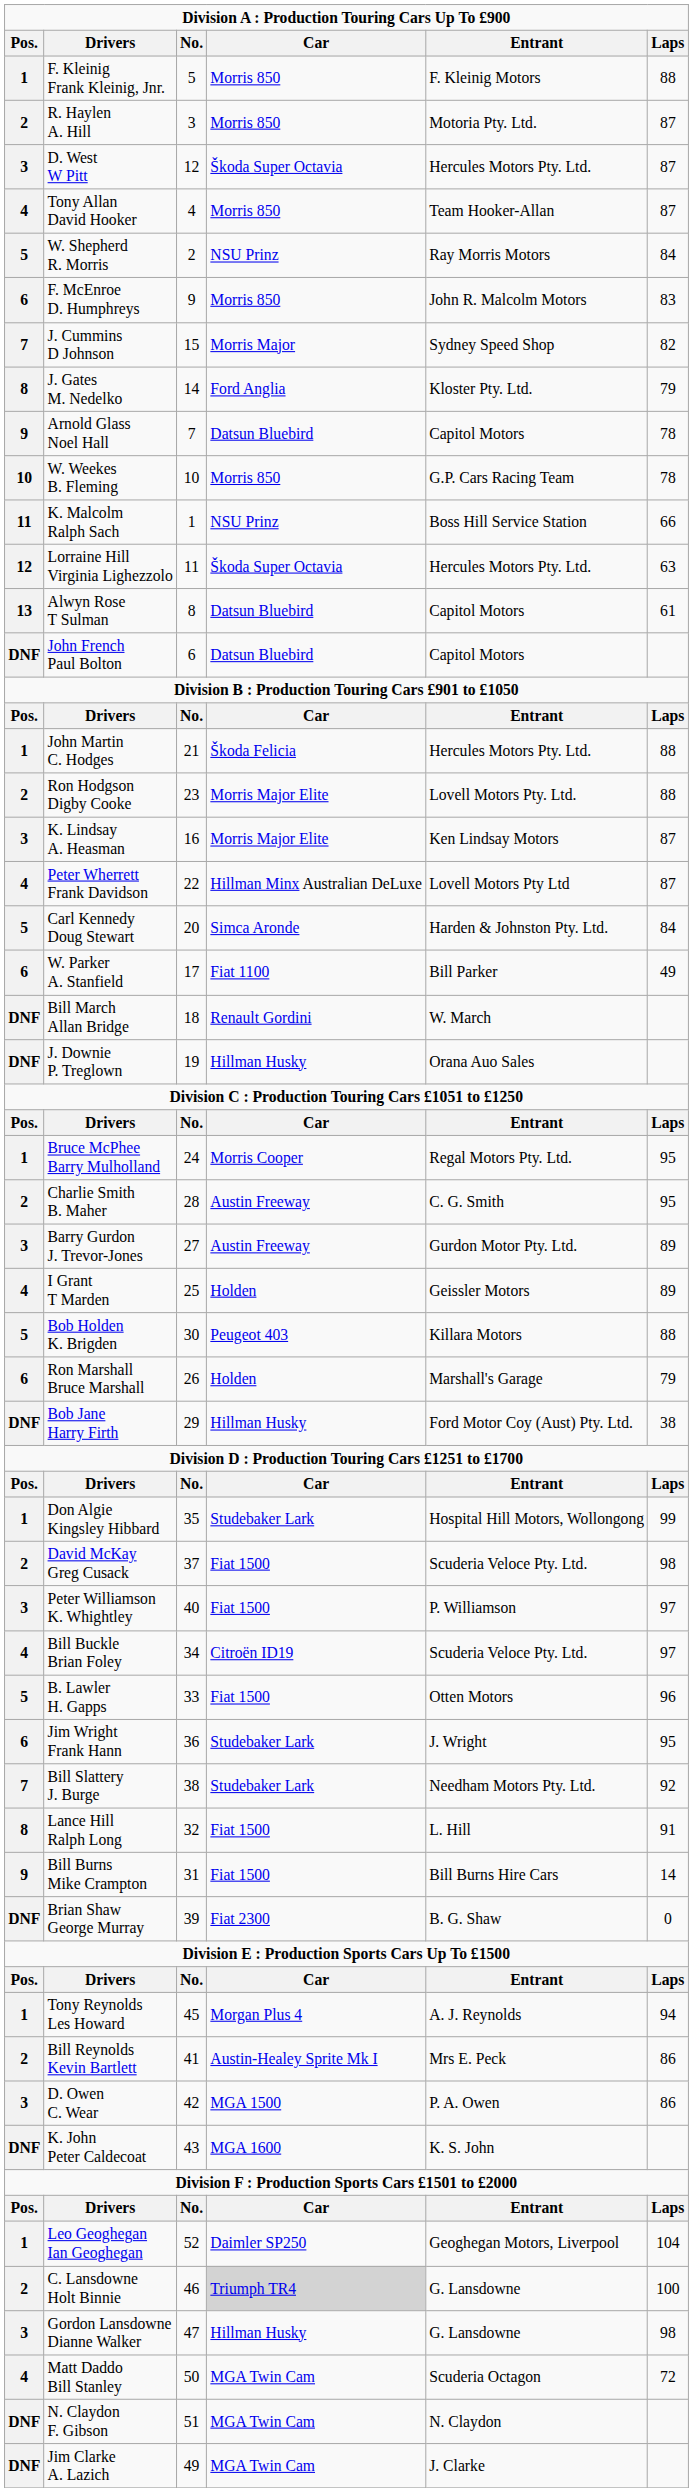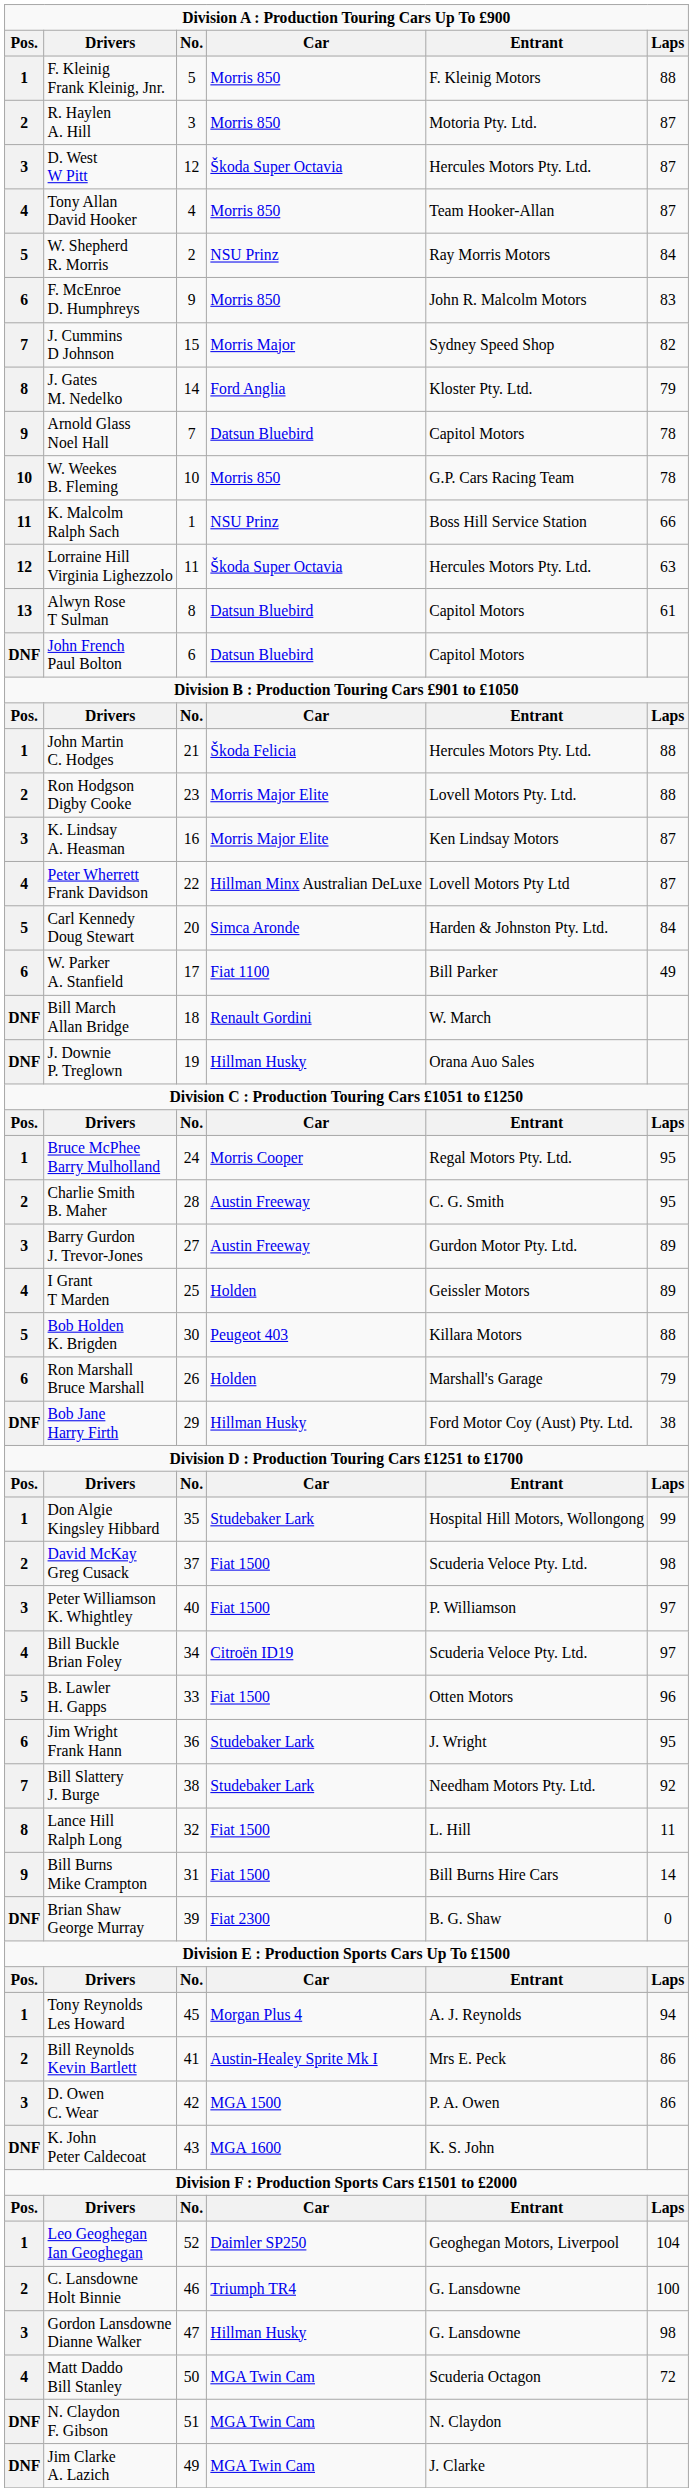(668, 1830) 91 -> (668, 1830) 11
(253, 2288) lightgrey background -> (253, 2288) no background
